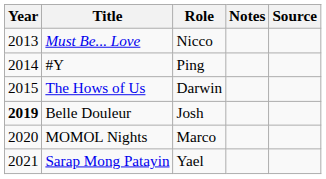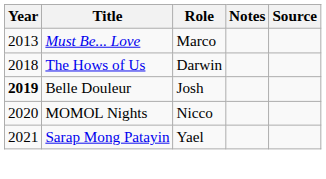(195, 40) Nicco -> (196, 40) Marco
- row: (55, 64)
(23, 88) 2015 -> (23, 64) 2018
(196, 137) Marco -> (195, 112) Nicco
